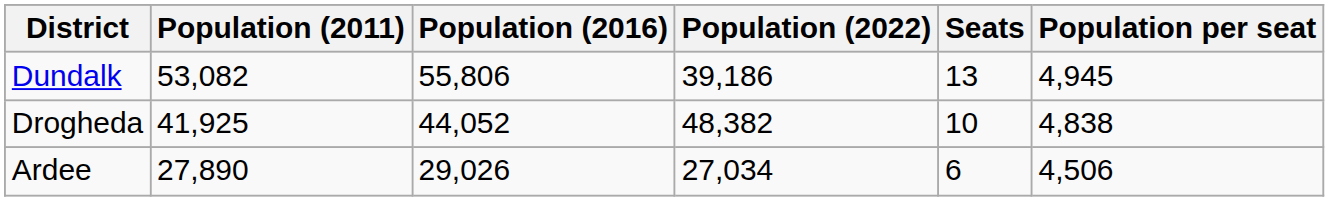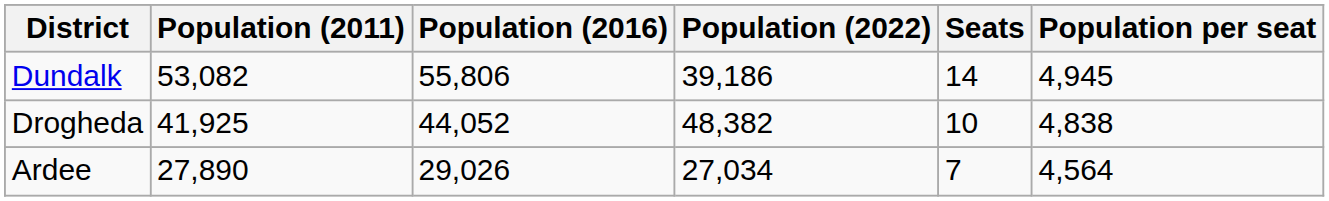(962, 75) 13 -> (962, 75) 14
(953, 170) 6 -> (953, 170) 7
(1076, 170) 4,506 -> (1076, 170) 4,564
